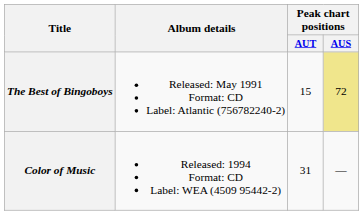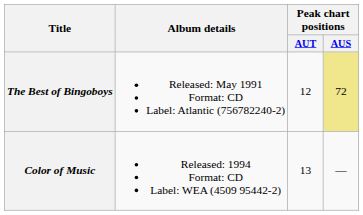(305, 91) 15 -> (305, 91) 12
(305, 170) 31 -> (305, 170) 13
